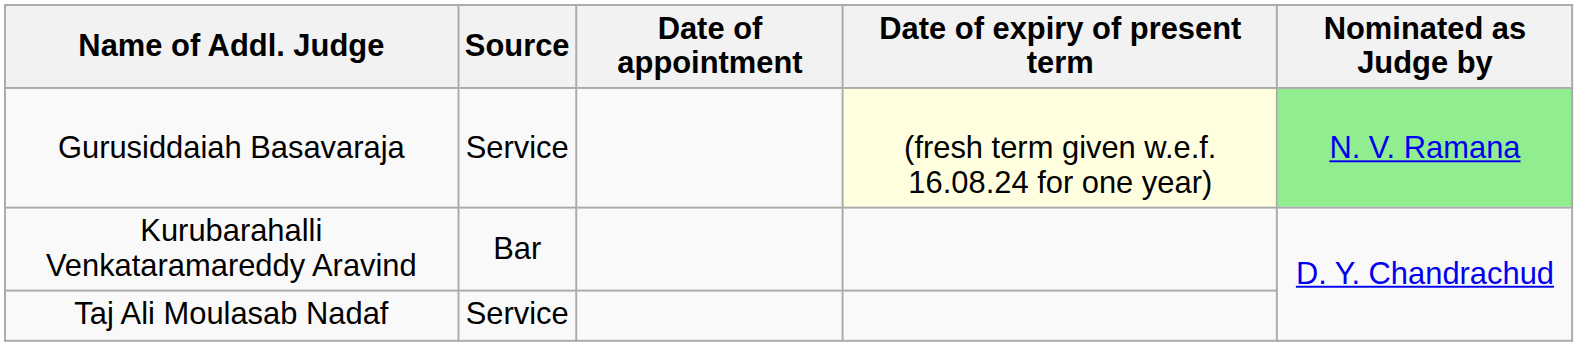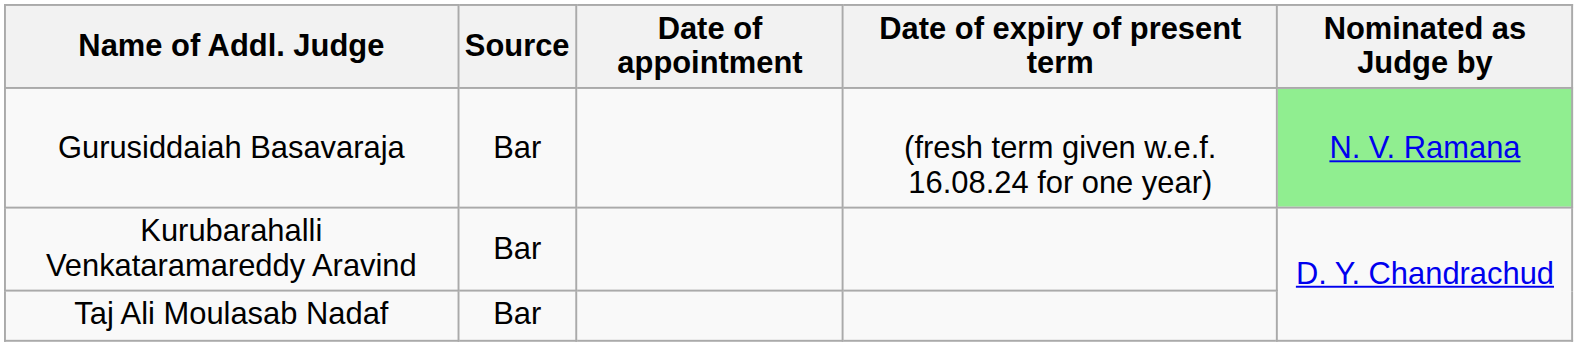(517, 147) Service -> (517, 147) Bar
(1060, 164) lightyellow background -> (1060, 164) no background
(517, 314) Service -> (517, 314) Bar
